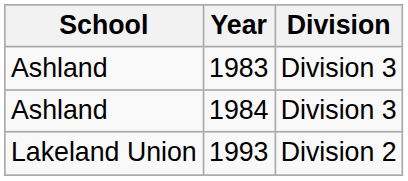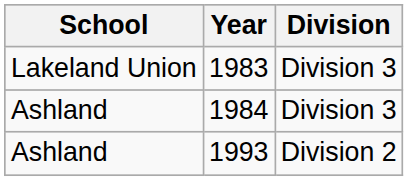(59, 68) Ashland -> (104, 68) Lakeland Union
(104, 152) Lakeland Union -> (59, 152) Ashland
